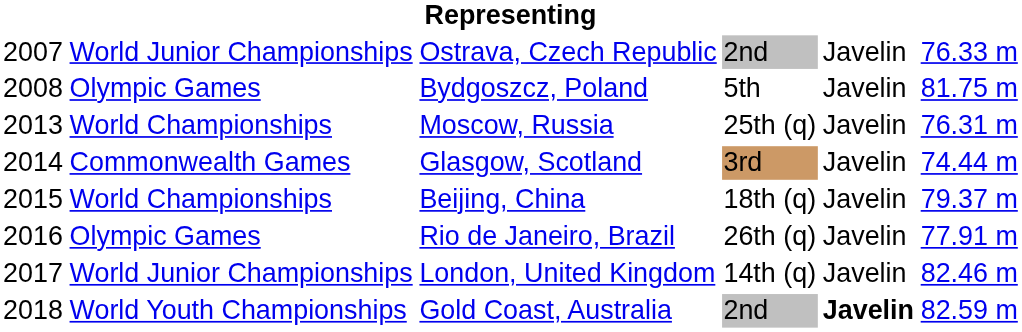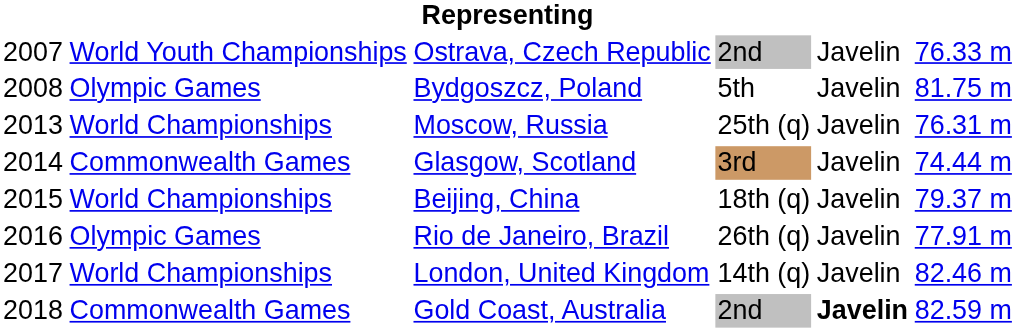(241, 51) World Junior Championships -> (238, 51) World Youth Championships
(241, 273) World Junior Championships -> (201, 273) World Championships
(238, 310) World Youth Championships -> (210, 310) Commonwealth Games
